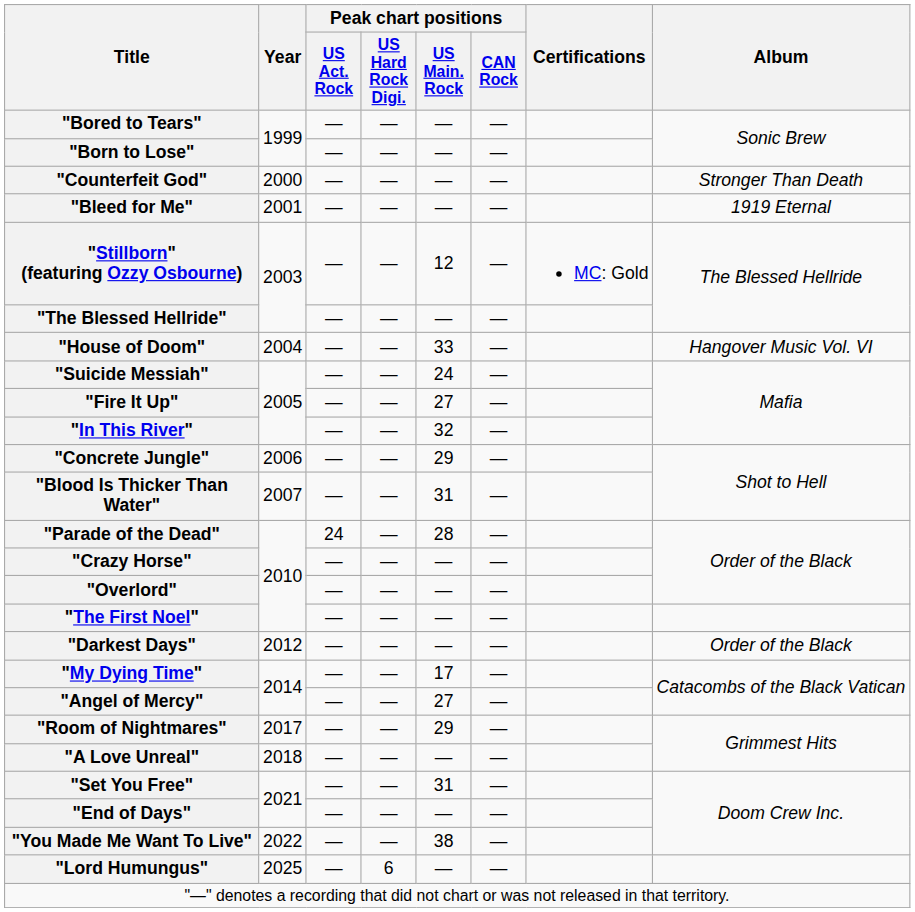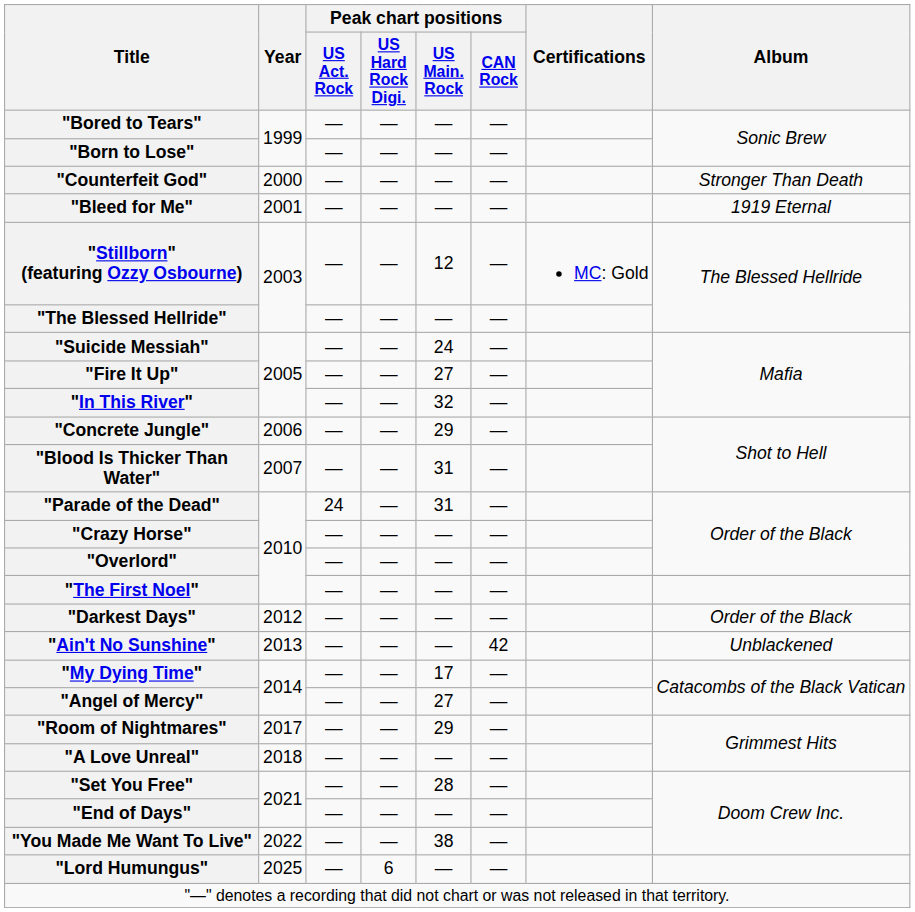- row: (132, 346)
(444, 533) 28 -> (444, 506) 31
+ row: (132, 645)
(444, 785) 31 -> (444, 785) 28
